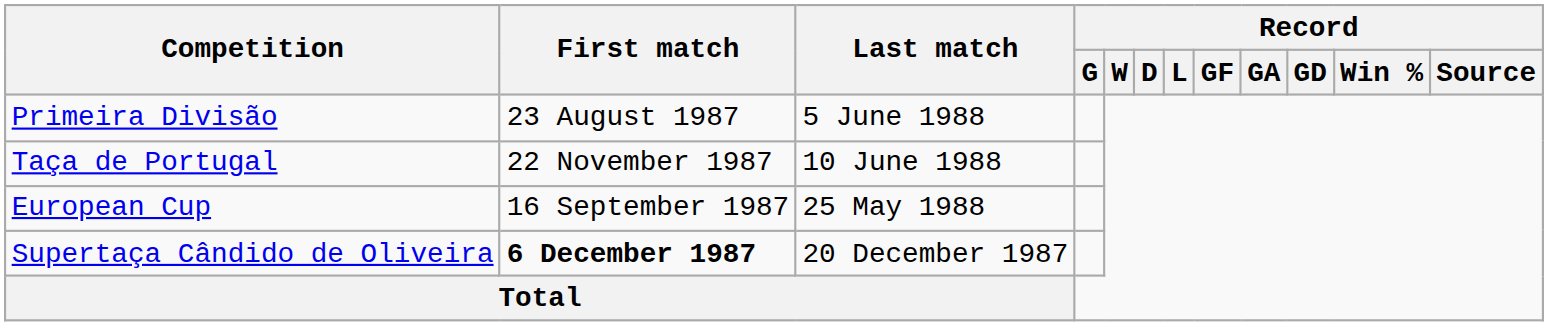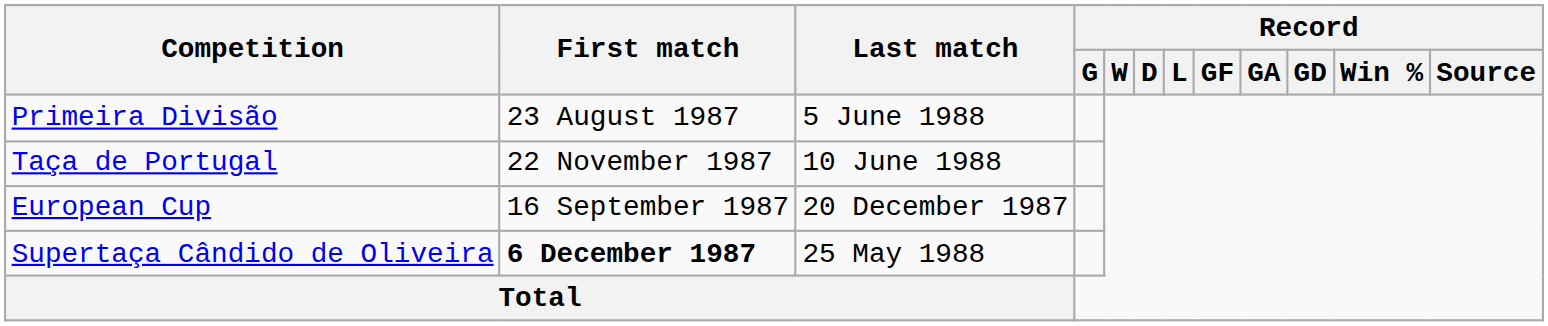(894, 208) 25 May 1988 -> (935, 208) 20 December 1987
(935, 253) 20 December 1987 -> (894, 253) 25 May 1988
